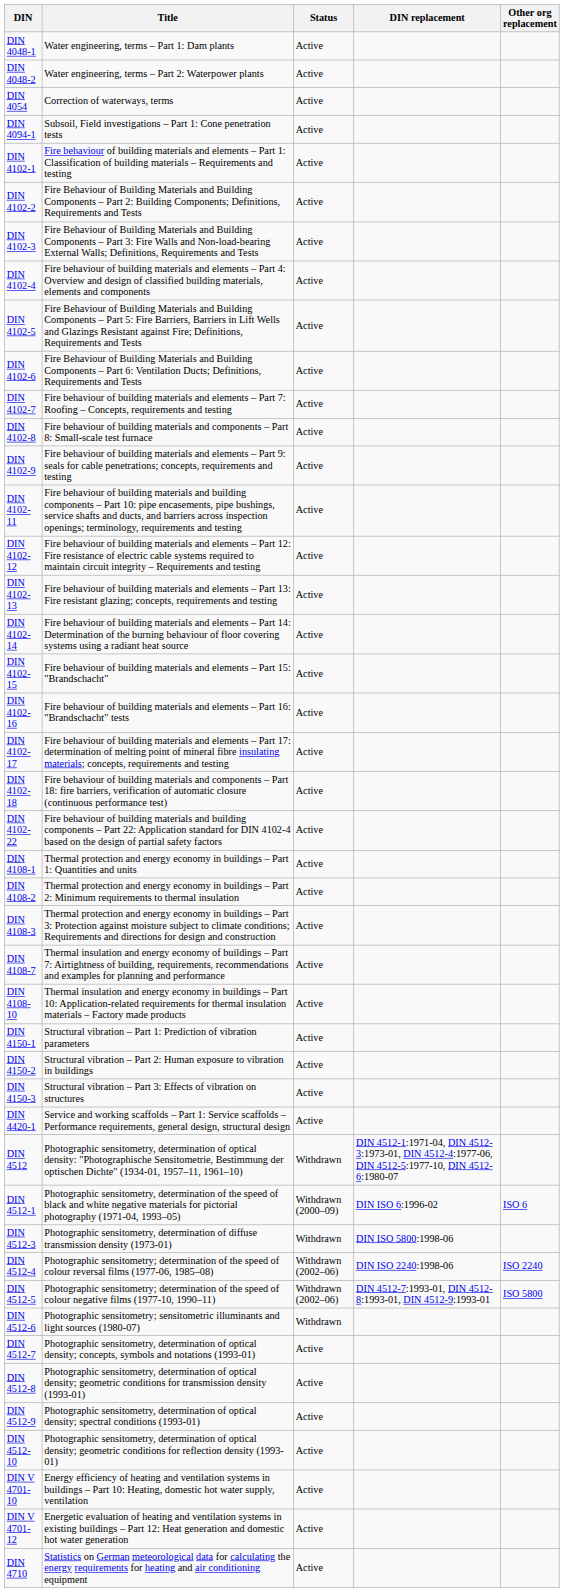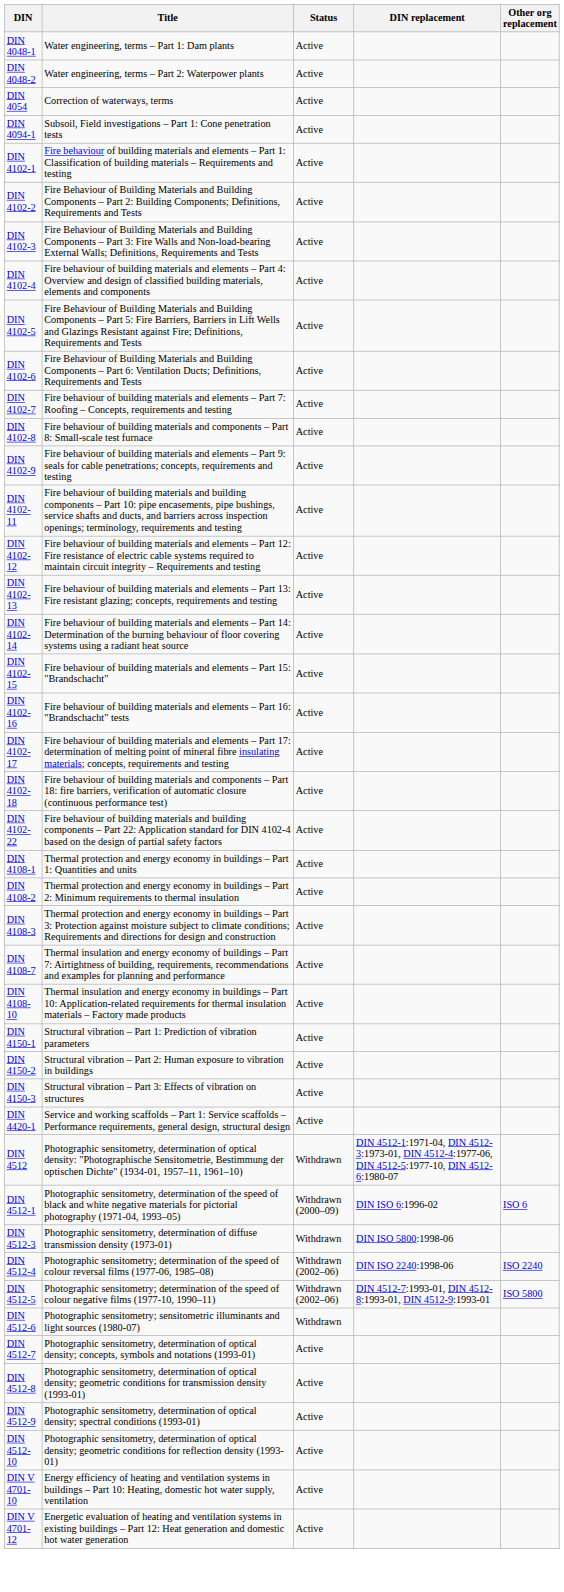- row: (17, 1568)
